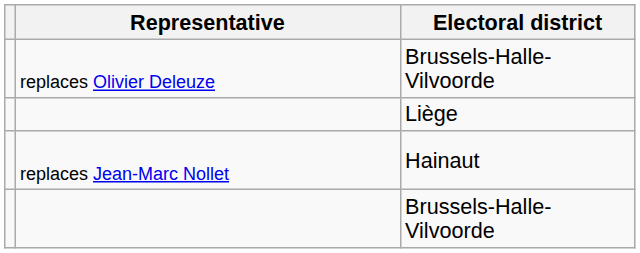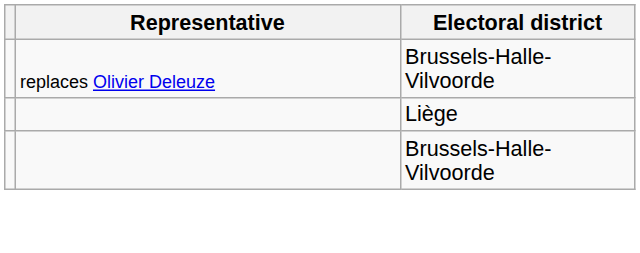- row: (124, 174)
